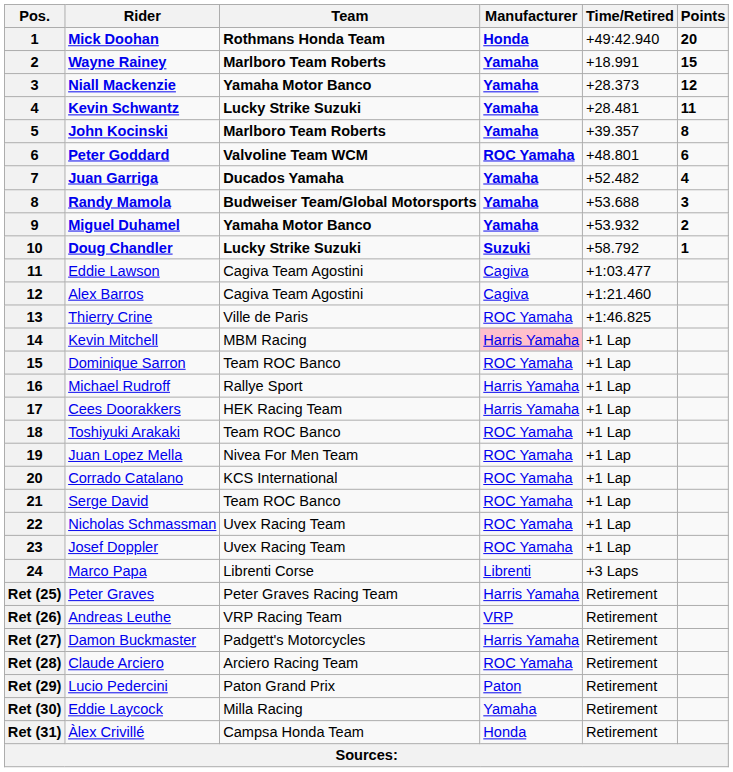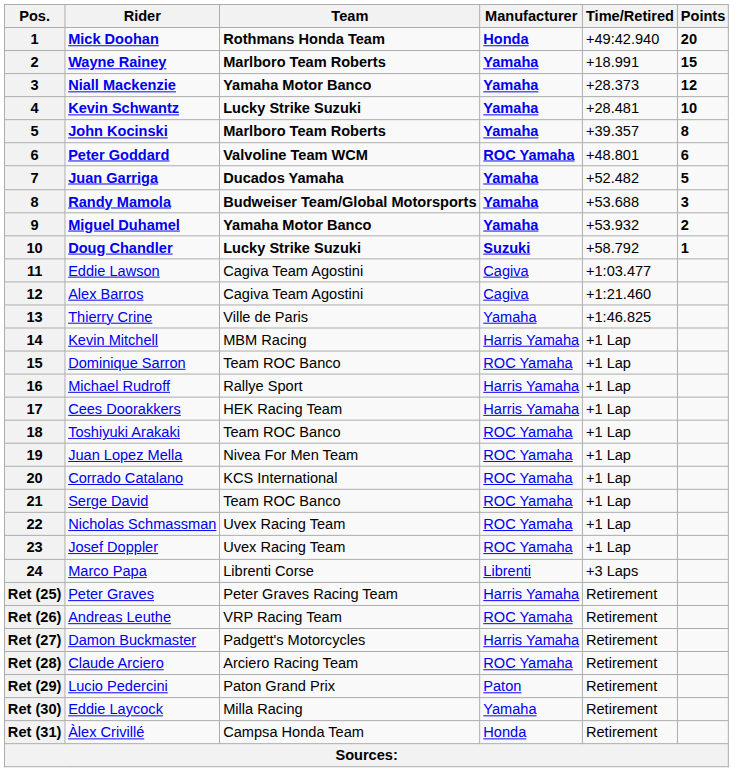(688, 109) 11 -> (689, 109) 10
(685, 178) 4 -> (685, 178) 5
(528, 317) ROC Yamaha -> (510, 317) Yamaha
(531, 340) pink background -> (531, 340) no background
(498, 617) VRP -> (528, 617) ROC Yamaha
